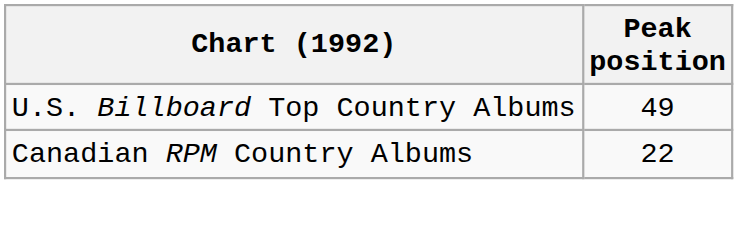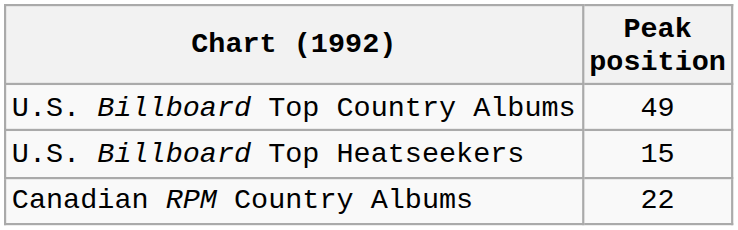+ row: (268, 154)
